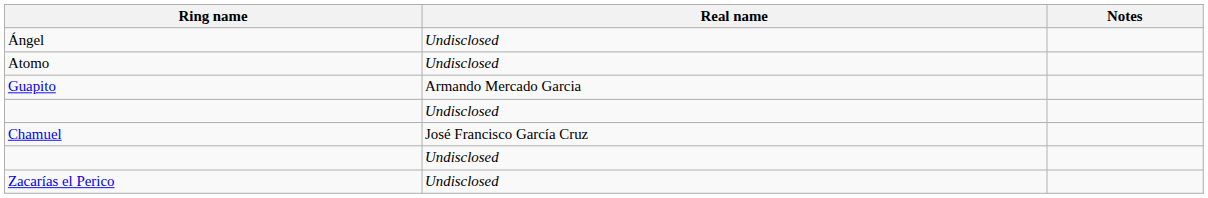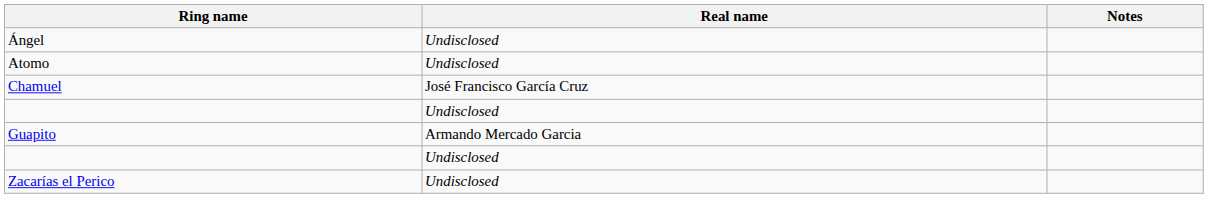rows swapped: (35, 134) <-> (32, 87)
